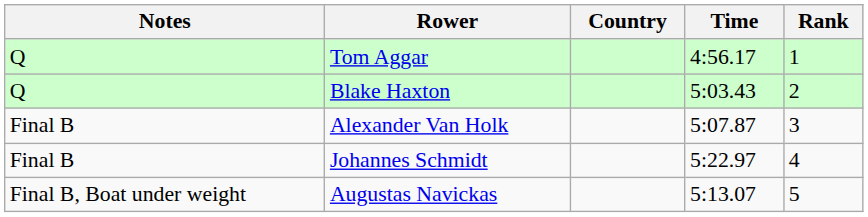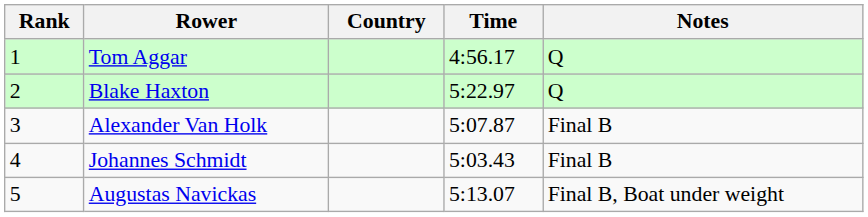columns swapped: (823, 21) <-> (165, 21)
(723, 90) 5:03.43 -> (482, 90) 5:22.97
(723, 159) 5:22.97 -> (482, 159) 5:03.43
